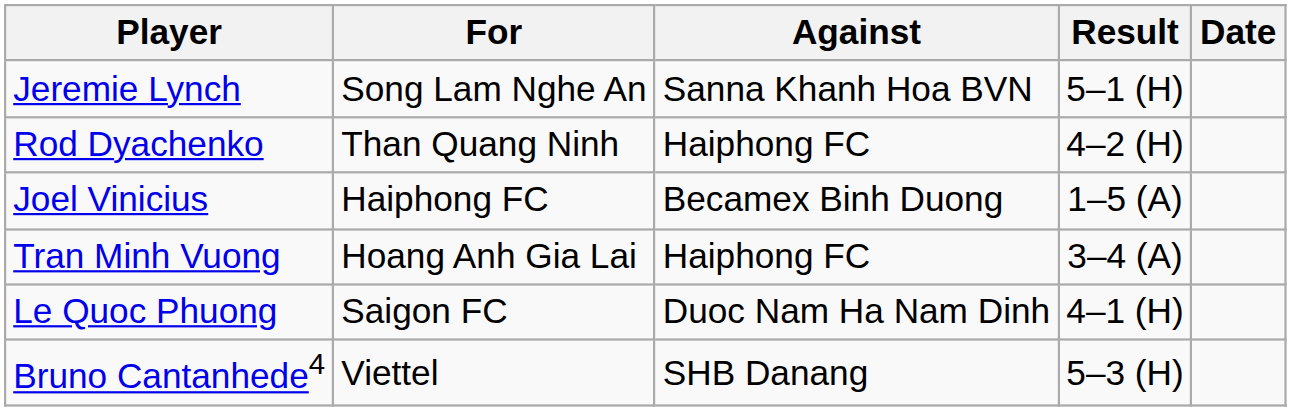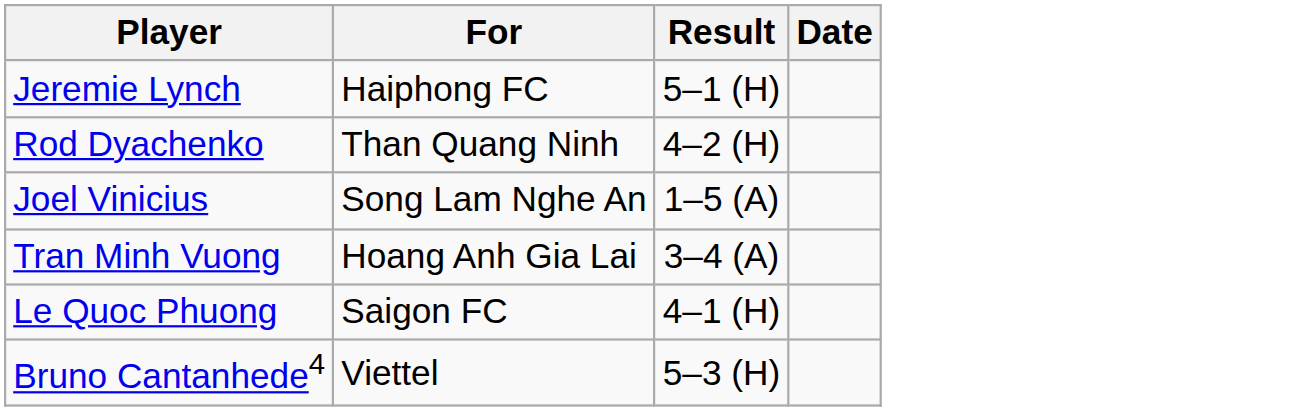- column: (856, 32)
(494, 88) Song Lam Nghe An -> (445, 88) Haiphong FC
(445, 199) Haiphong FC -> (494, 199) Song Lam Nghe An
